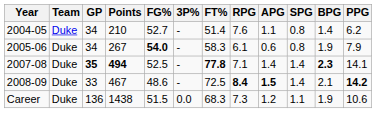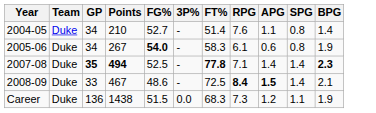- column: (358, 13)
